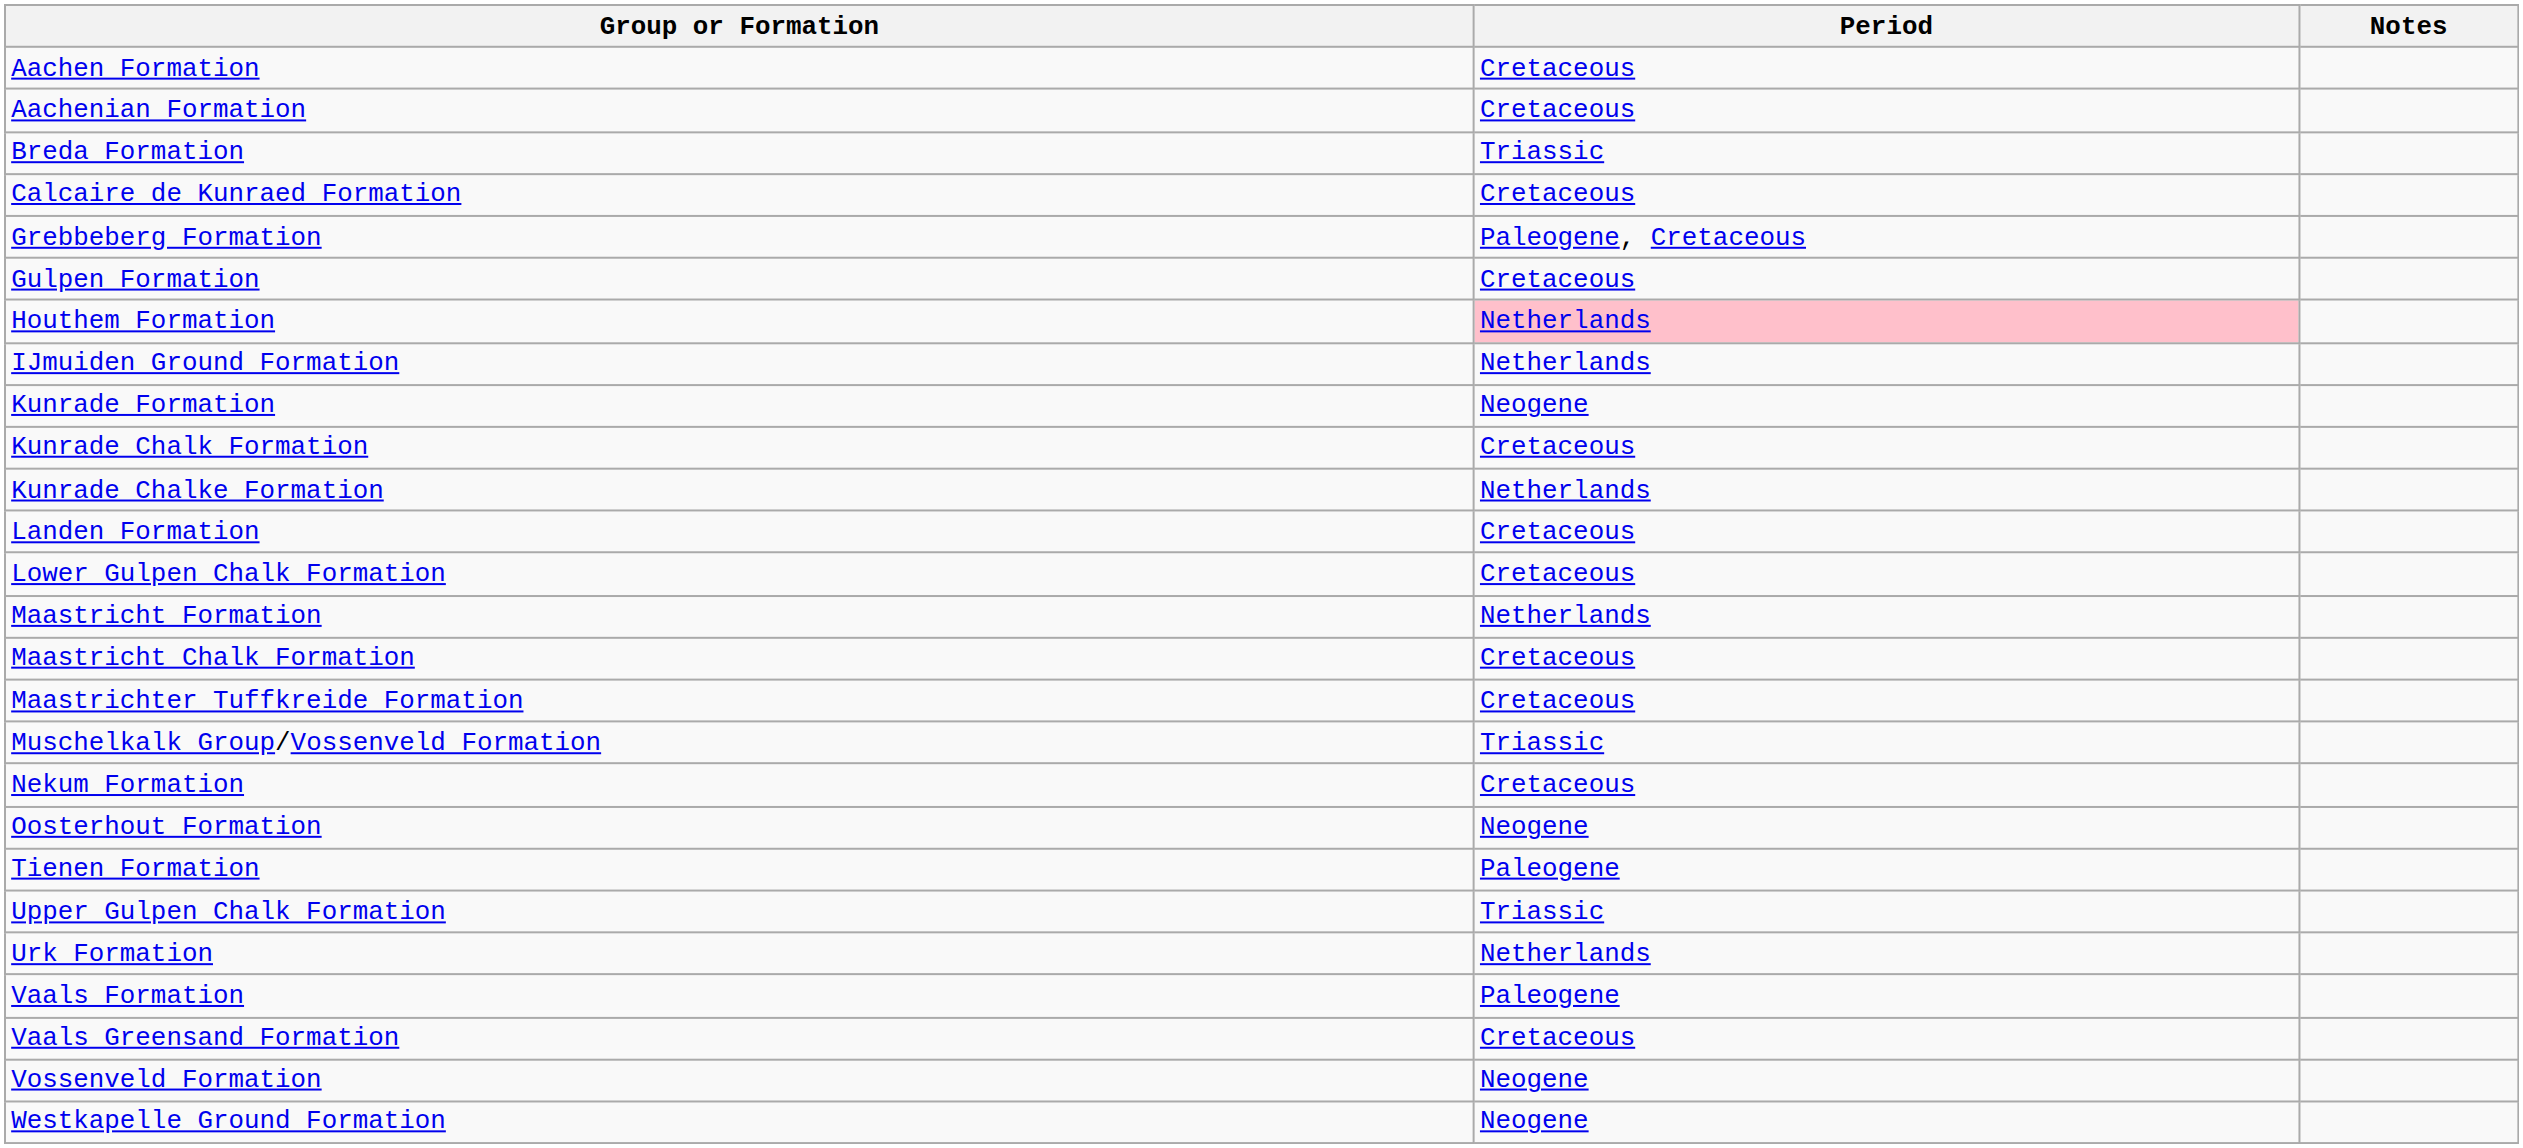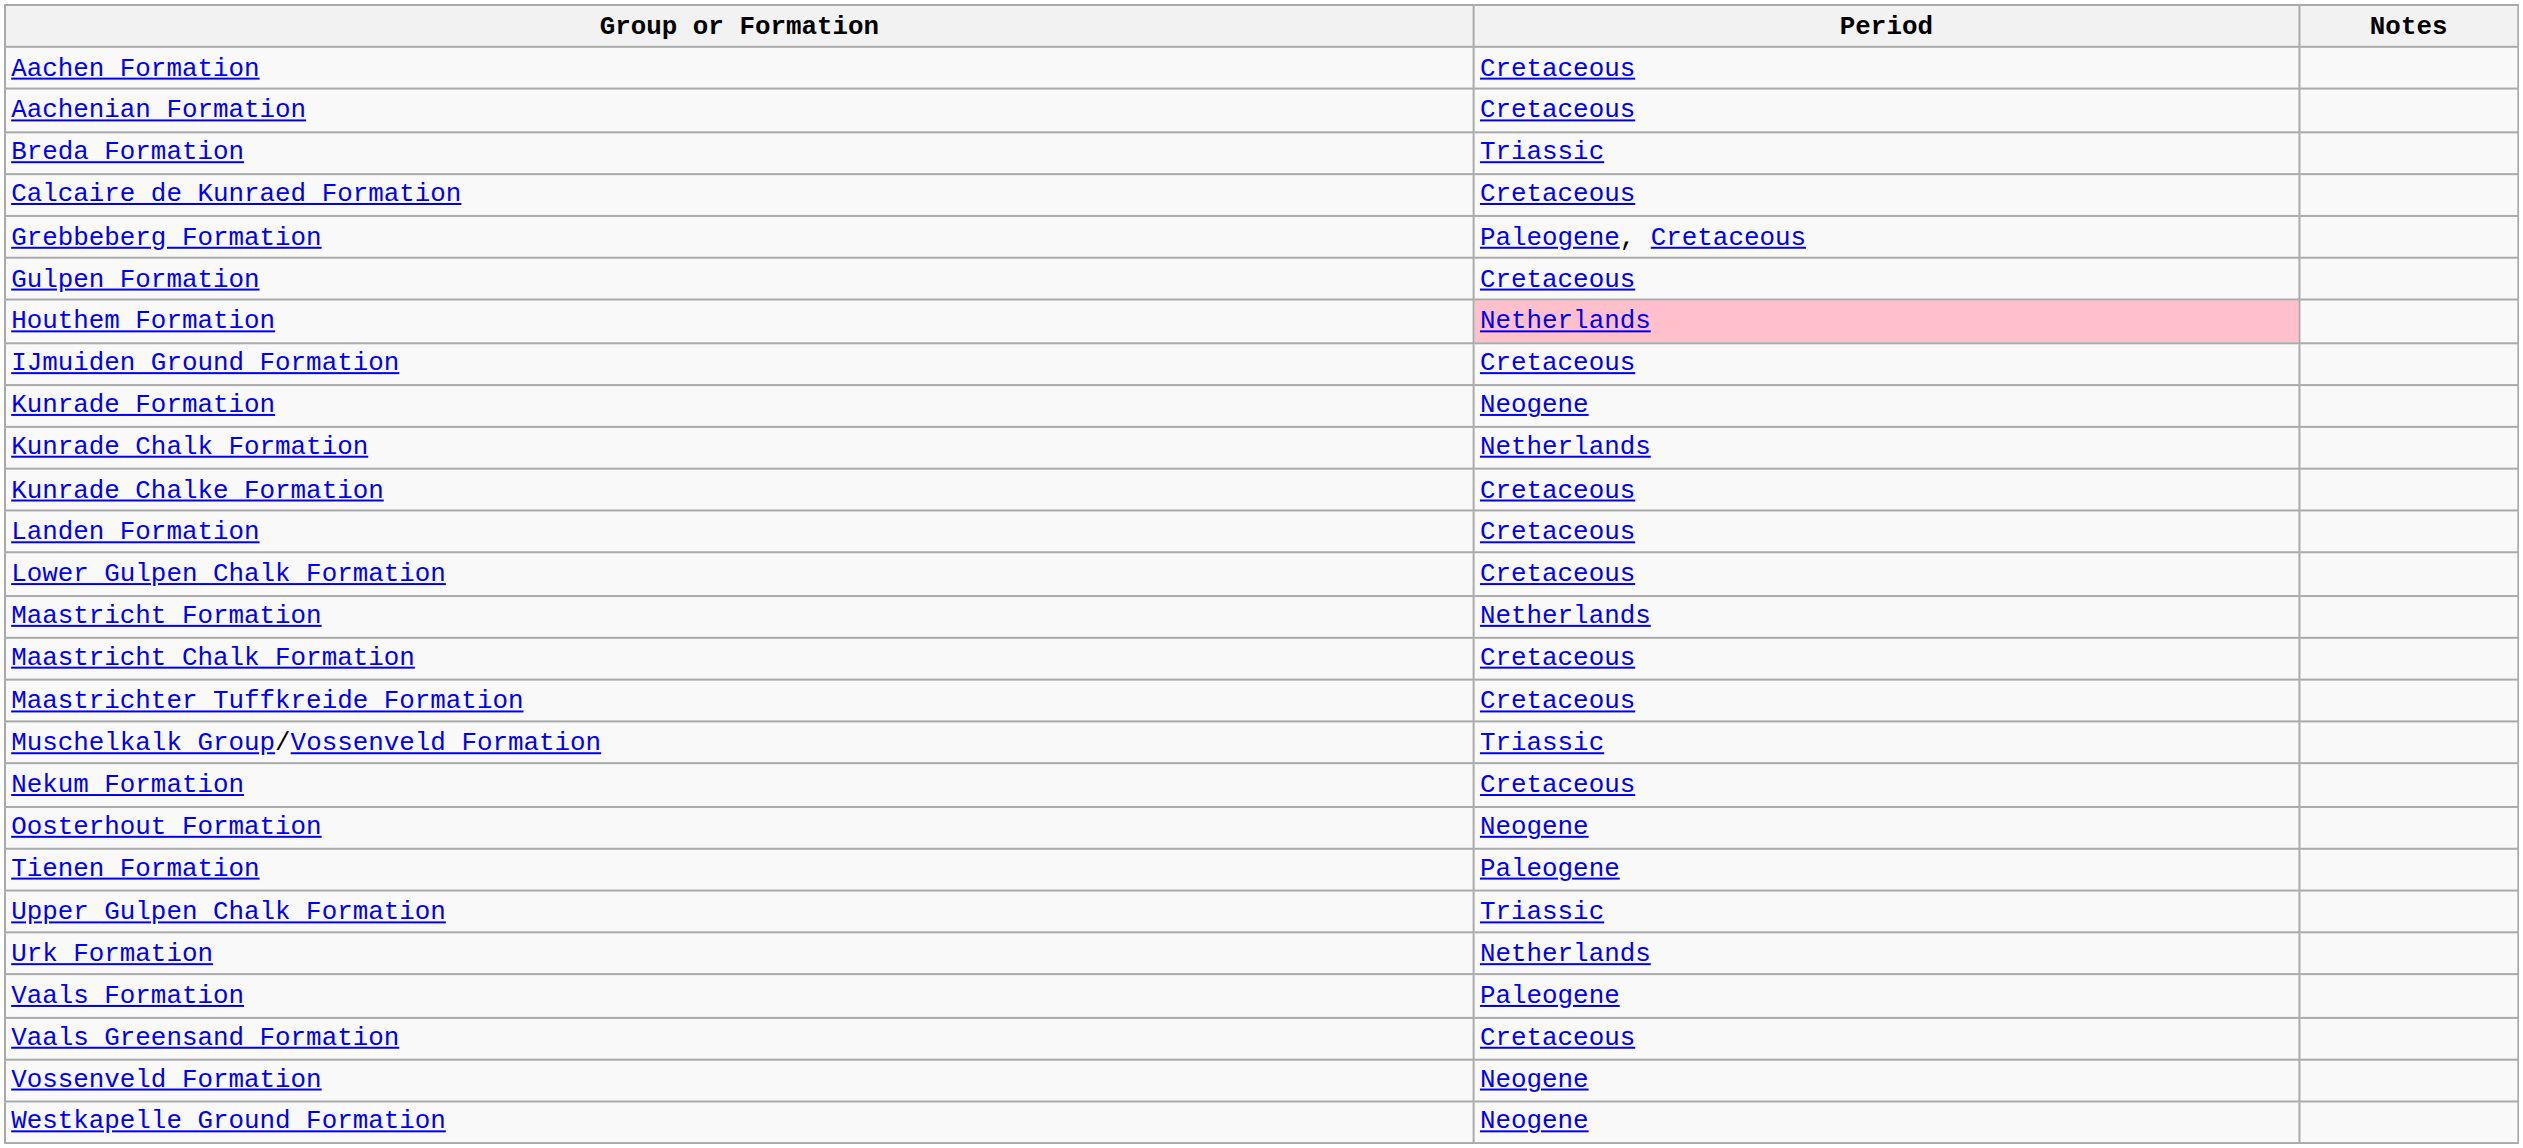(1565, 363) Netherlands -> (1558, 363) Cretaceous
(1558, 448) Cretaceous -> (1565, 448) Netherlands
(1565, 490) Netherlands -> (1558, 490) Cretaceous
